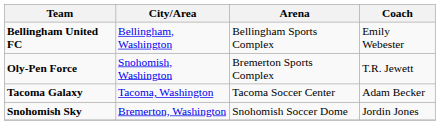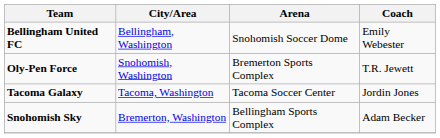(275, 37) Bellingham Sports Complex -> (290, 37) Snohomish Soccer Dome
(394, 93) Adam Becker -> (390, 93) Jordin Jones
(290, 111) Snohomish Soccer Dome -> (275, 117) Bellingham Sports Complex
(390, 111) Jordin Jones -> (394, 117) Adam Becker
